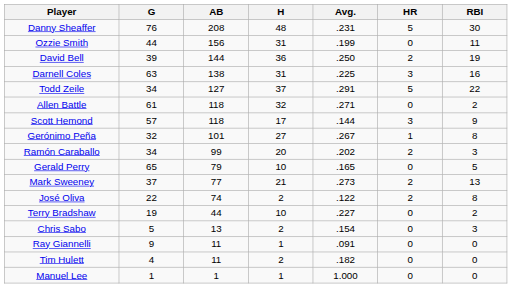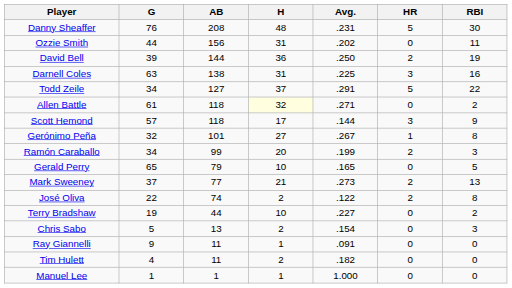(345, 43) .199 -> (345, 43) .202
(281, 105) no background -> (281, 105) lightyellow background
(345, 151) .202 -> (345, 151) .199
